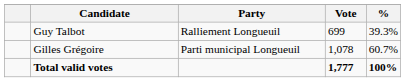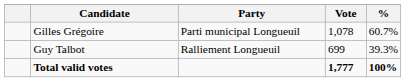rows swapped: (69, 49) <-> (59, 31)
